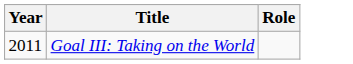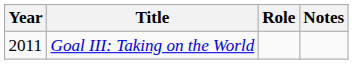+ column: (324, 18)
